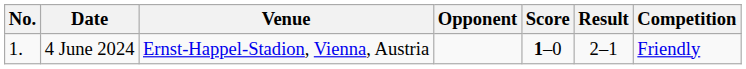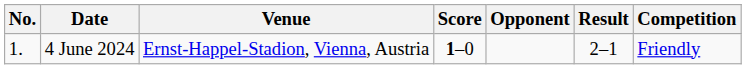columns swapped: (477, 19) <-> (548, 19)
